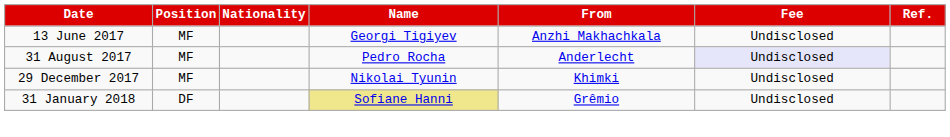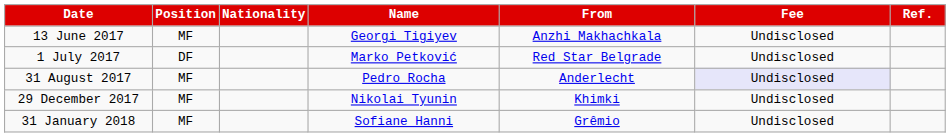+ row: (78, 57)
(186, 100) DF -> (186, 121) MF
(404, 100) khaki background -> (404, 121) no background
